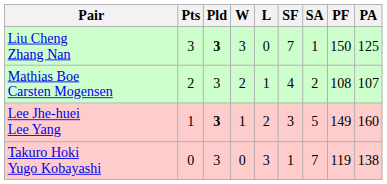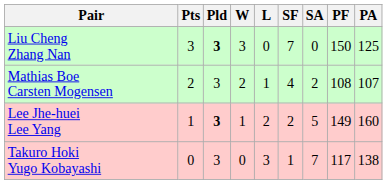(315, 45) 1 -> (315, 45) 0
(290, 122) 3 -> (290, 122) 2
(341, 160) 119 -> (341, 160) 117
